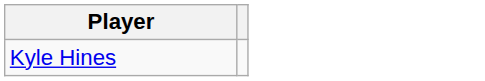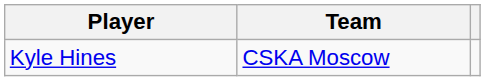+ column: (354, 22)
